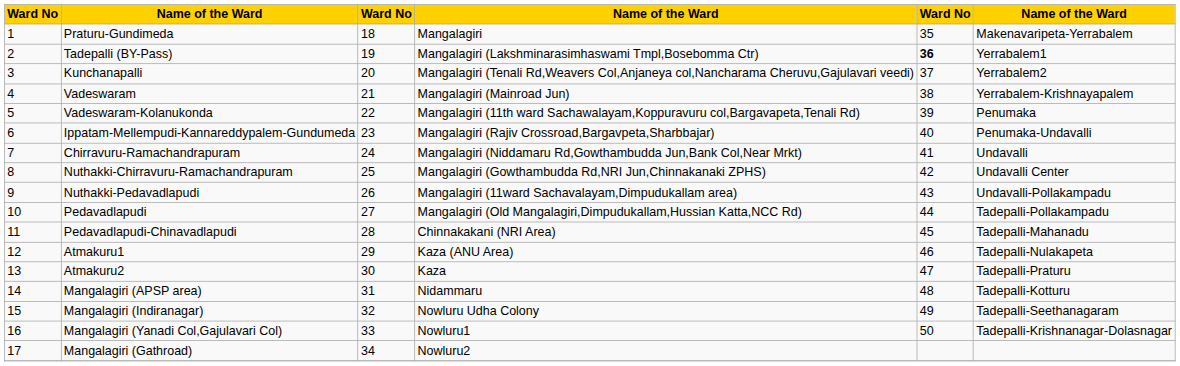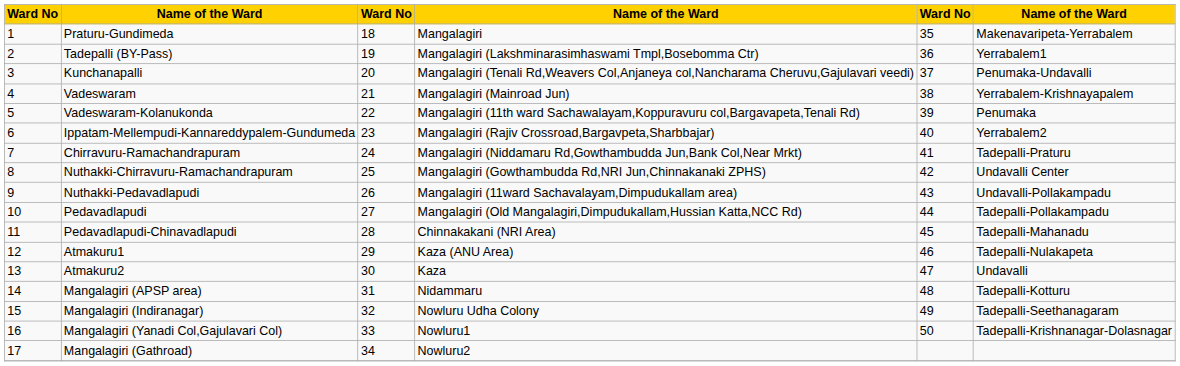(927, 53) bold -> (927, 53) normal
(1012, 73) Yerrabalem2 -> (1034, 73) Penumaka-Undavalli
(1034, 133) Penumaka-Undavalli -> (1012, 133) Yerrabalem2
(1002, 152) Undavalli -> (1024, 152) Tadepalli-Praturu
(1024, 271) Tadepalli-Praturu -> (1002, 271) Undavalli
